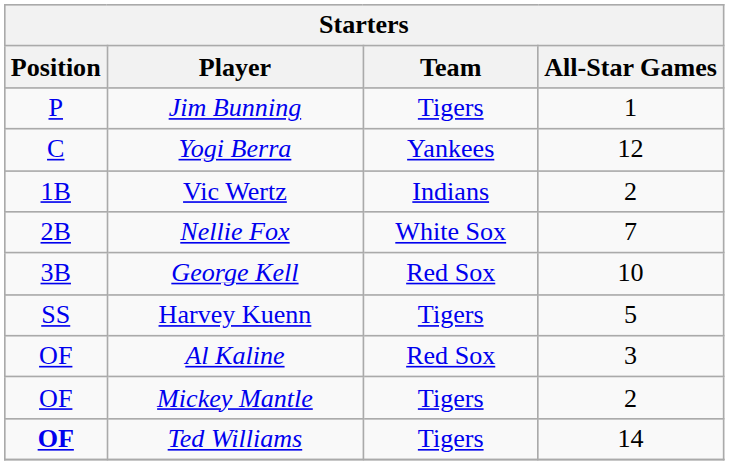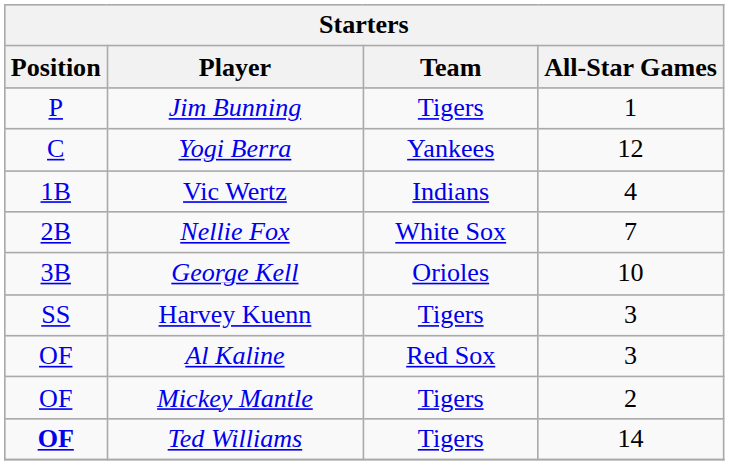(631, 190) 2 -> (631, 190) 4
(451, 273) Red Sox -> (451, 273) Orioles
(631, 314) 5 -> (631, 314) 3
